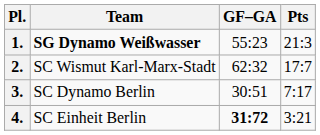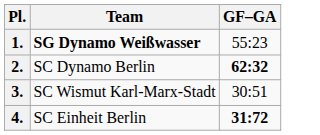- column: (298, 17)
(125, 67) SC Wismut Karl-Marx-Stadt -> (94, 67) SC Dynamo Berlin
(250, 67) normal -> (250, 67) bold
(94, 92) SC Dynamo Berlin -> (125, 92) SC Wismut Karl-Marx-Stadt
